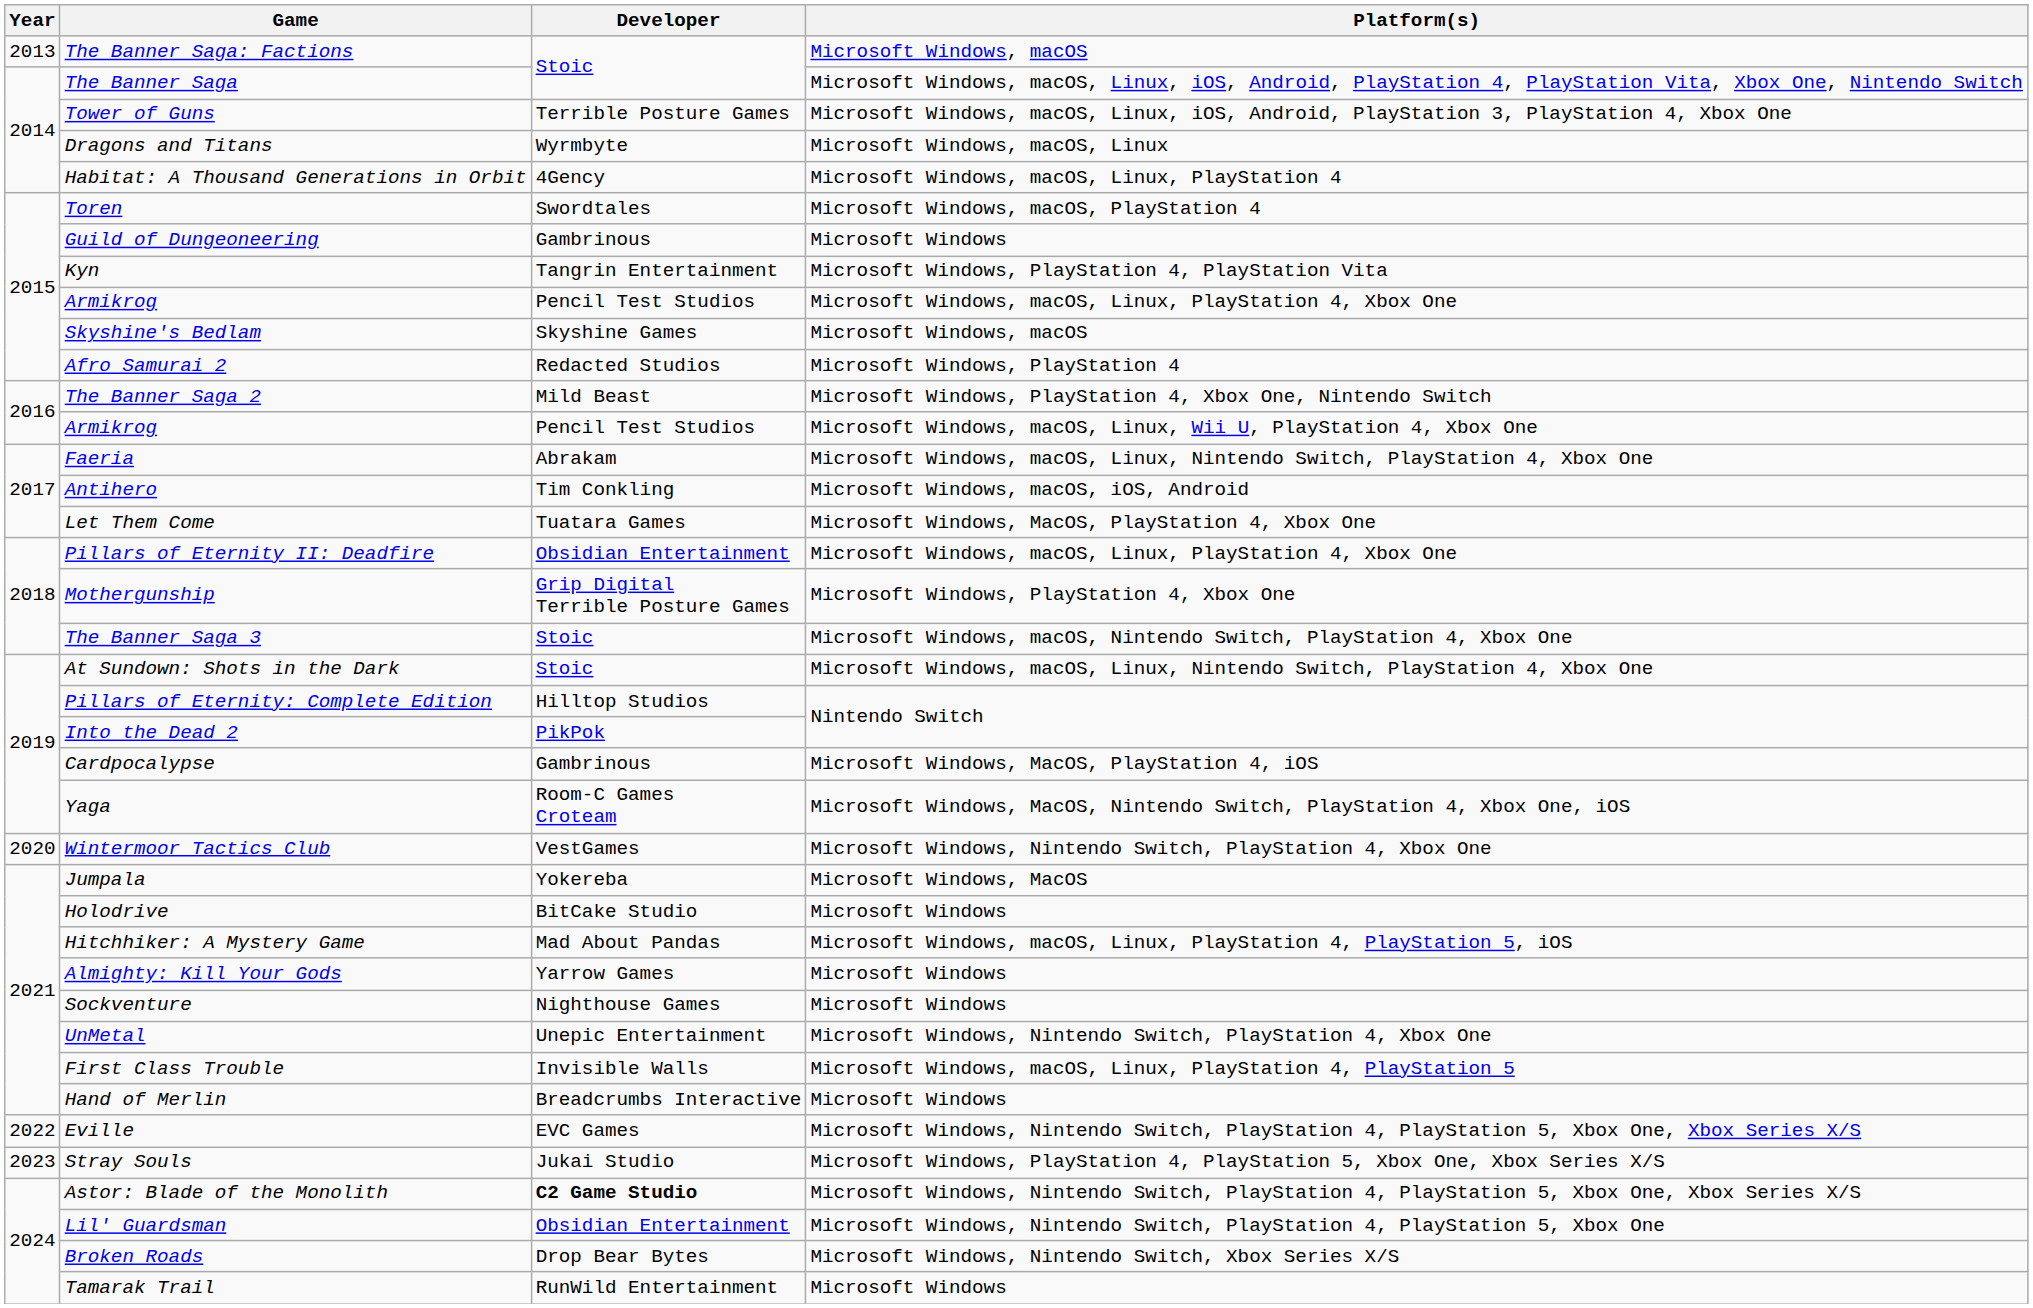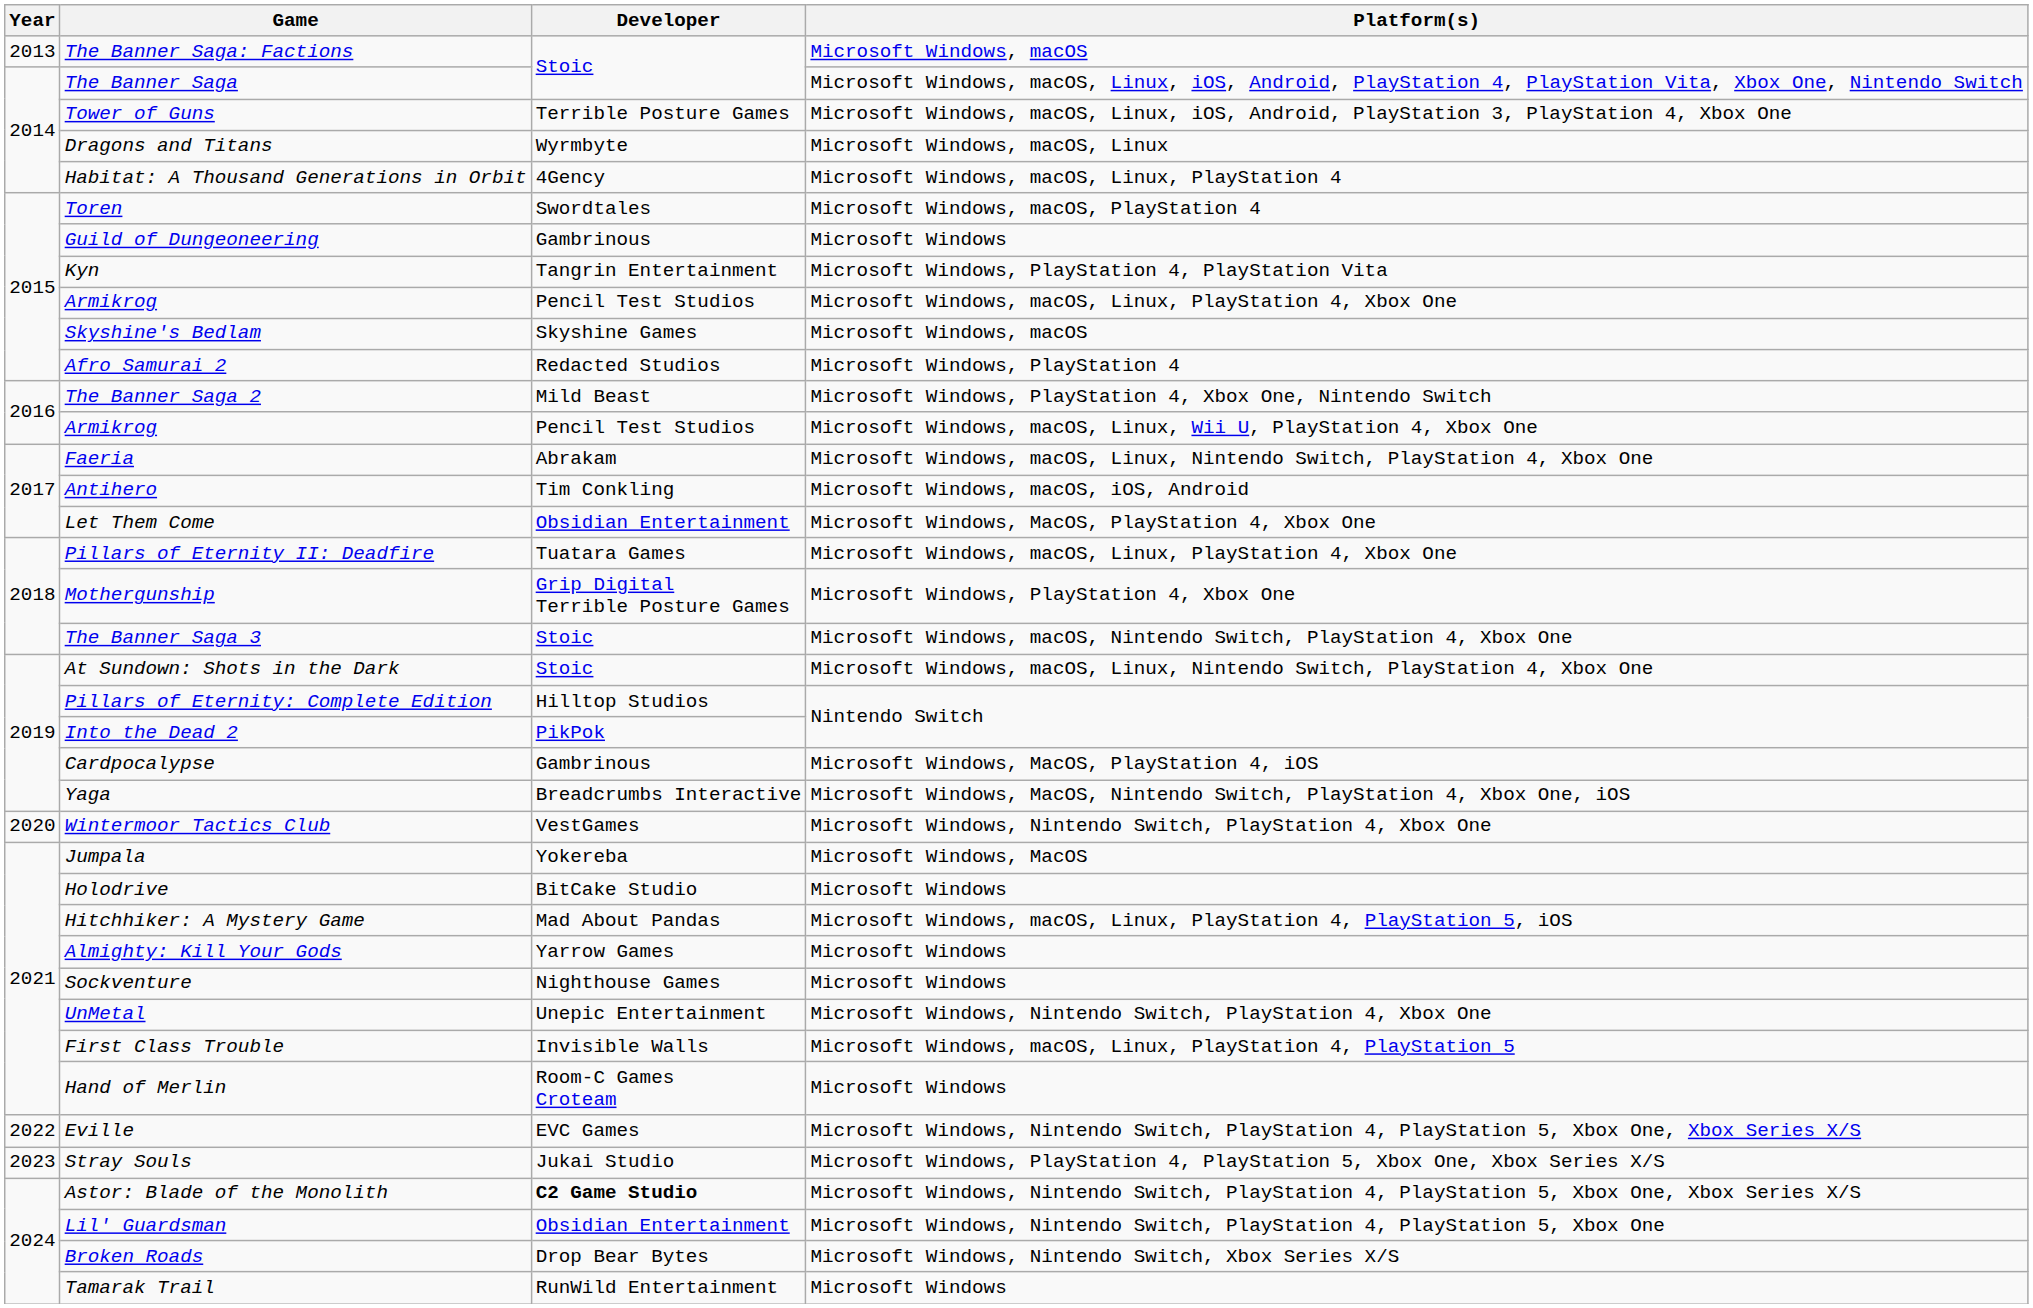(611, 522) Tuatara Games -> (663, 522) Obsidian Entertainment
(663, 553) Obsidian Entertainment -> (611, 553) Tuatara Games
(605, 806) Room-C Games Croteam -> (668, 795) Breadcrumbs Interactive
(668, 1100) Breadcrumbs Interactive -> (605, 1089) Room-C Games Croteam
